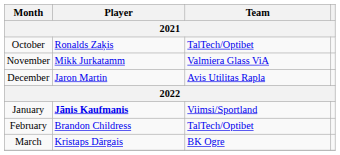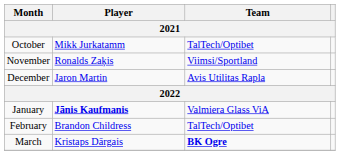(84, 45) Ronalds Zaķis -> (90, 45) Mikk Jurkatamm
(90, 61) Mikk Jurkatamm -> (84, 61) Ronalds Zaķis
(228, 61) Valmiera Glass ViA -> (222, 61) Viimsi/Sportland
(222, 110) Viimsi/Sportland -> (228, 110) Valmiera Glass ViA
(206, 142) normal -> (207, 142) bold
